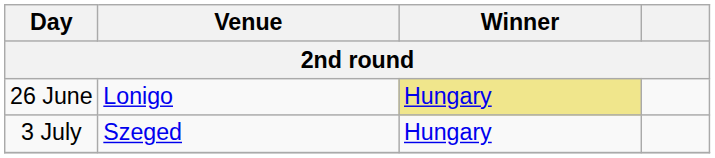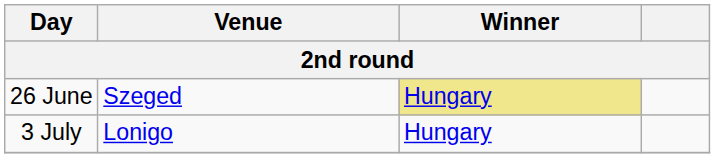(138, 96) Lonigo -> (143, 96) Szeged
(143, 133) Szeged -> (138, 133) Lonigo
